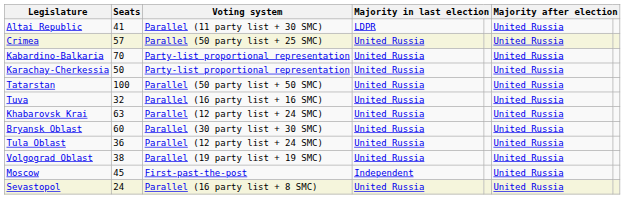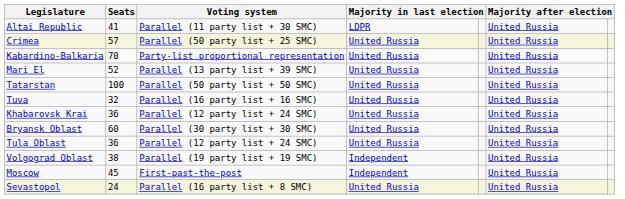- row: (58, 70)
+ row: (25, 70)
(119, 114) 63 -> (113, 114) 36
(389, 158) United Russia -> (378, 158) Independent
